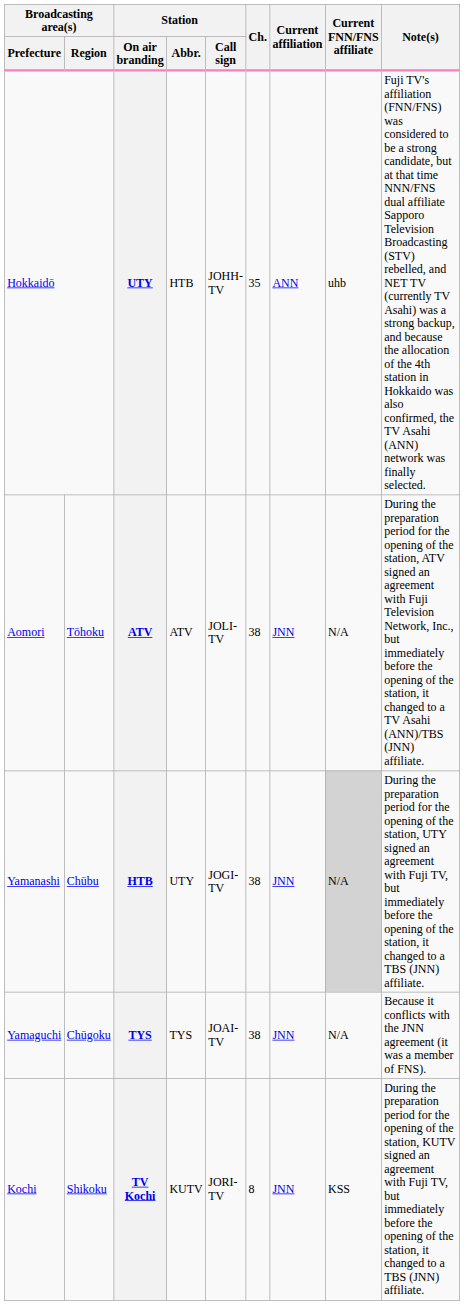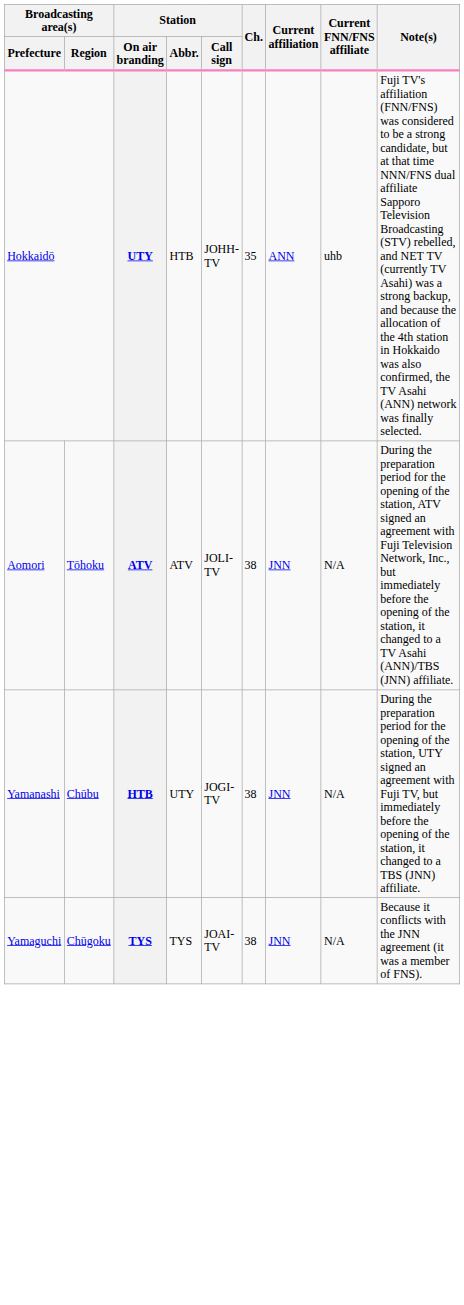(338, 881) lightgrey background -> (334, 793) no background
- row: (22, 1189)
